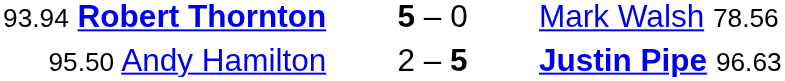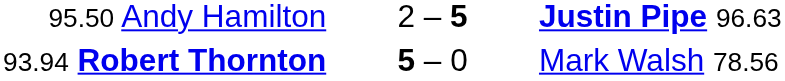rows swapped: (165, 17) <-> (187, 60)
